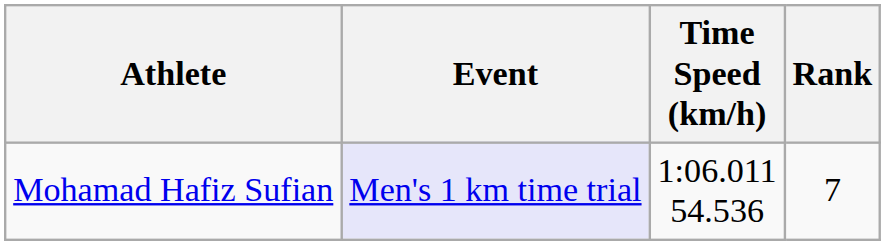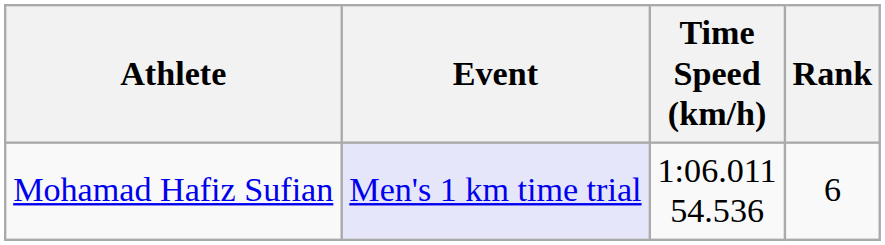(832, 190) 7 -> (832, 190) 6
